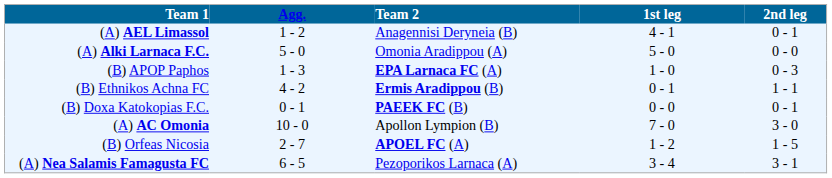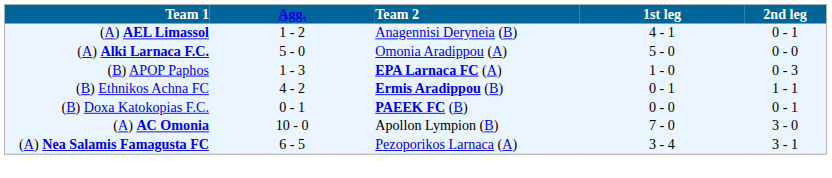- row: (156, 144)
